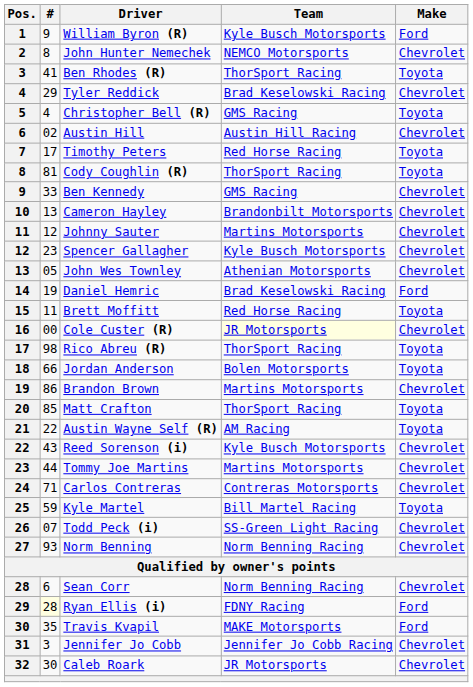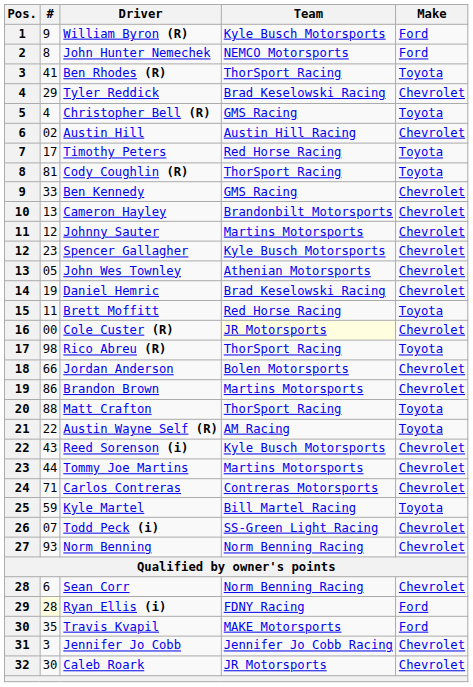(432, 54) Chevrolet -> (414, 54) Ford
(414, 291) Ford -> (432, 291) Chevrolet
(421, 370) Toyota -> (432, 370) Chevrolet
(50, 409) 85 -> (50, 409) 88
